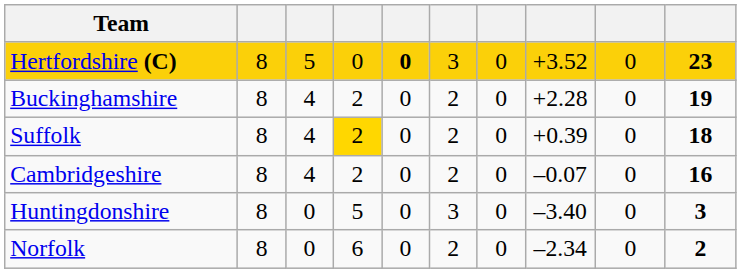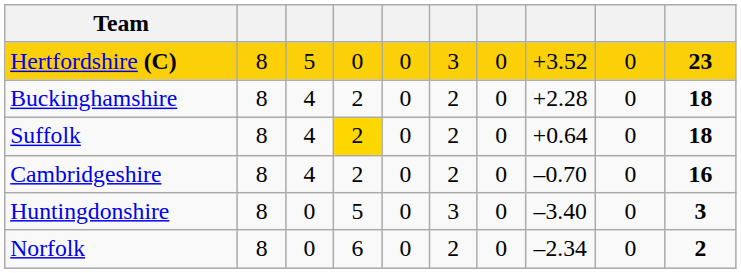(405, 60) bold -> (405, 60) normal
(700, 98) 19 -> (700, 98) 18
(560, 135) +0.39 -> (560, 135) +0.64
(560, 173) –0.07 -> (560, 173) –0.70
